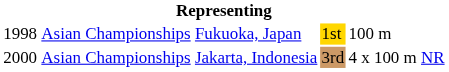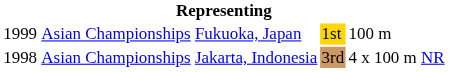(20, 34) 1998 -> (20, 34) 1999
(20, 57) 2000 -> (20, 57) 1998
